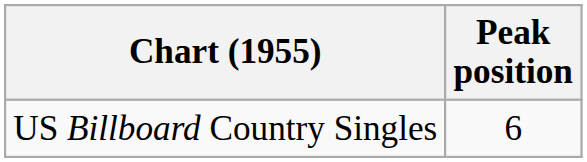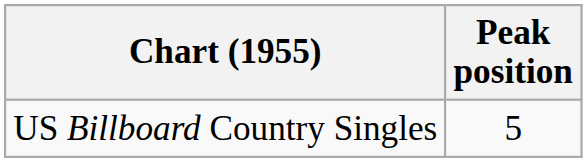(513, 127) 6 -> (513, 127) 5
